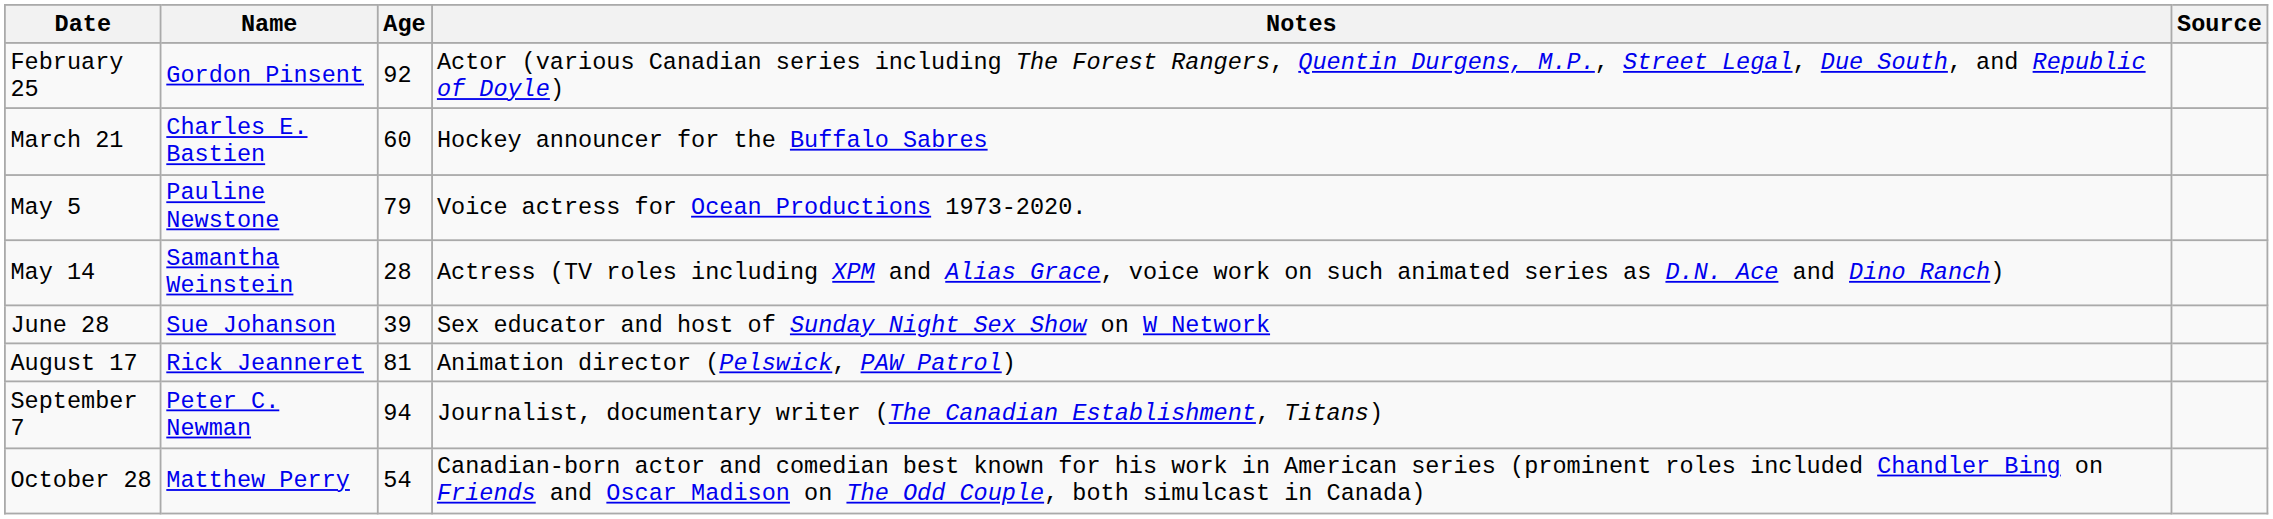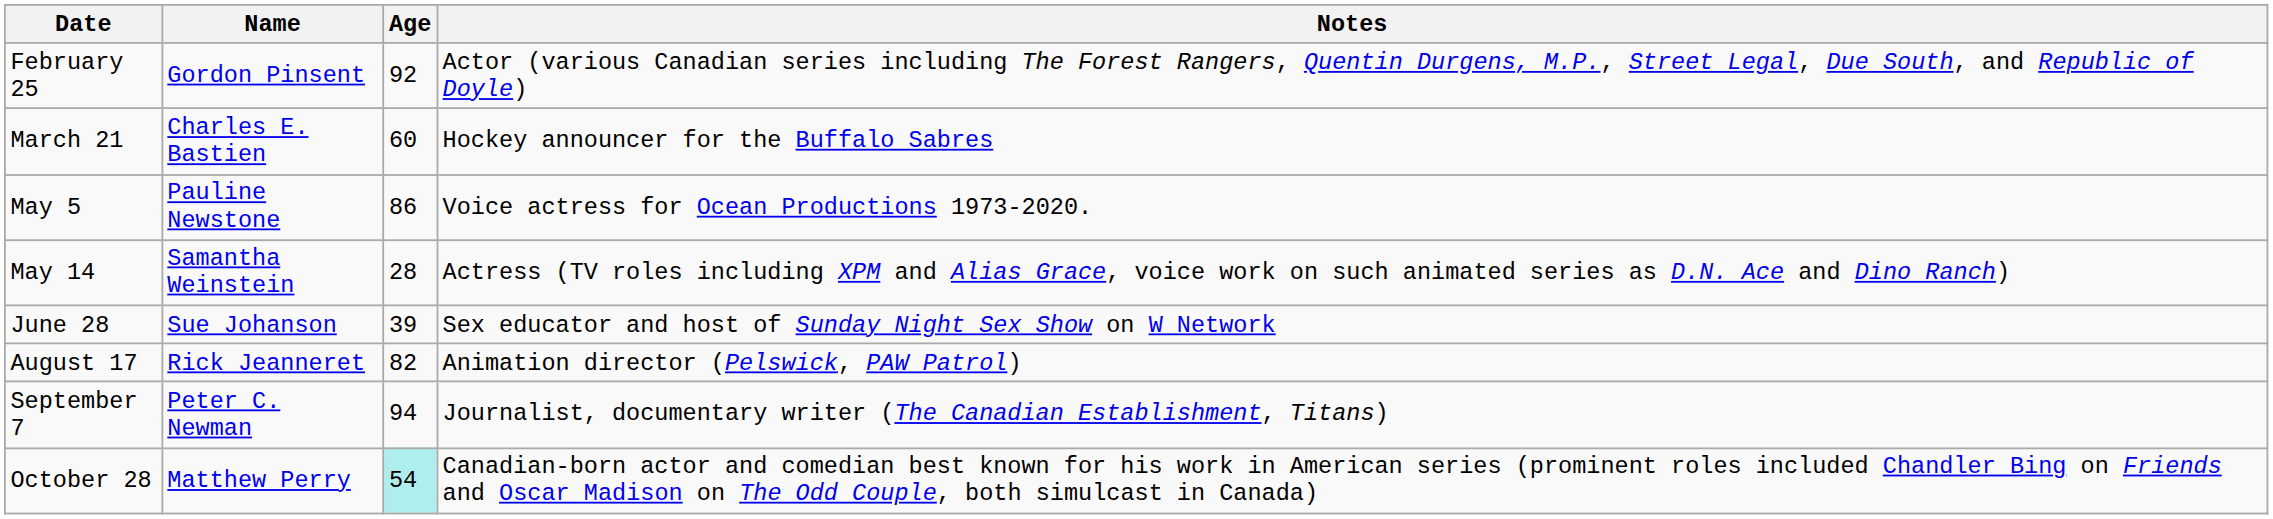- column: (2219, 24)
(397, 207) 79 -> (403, 207) 86
(397, 363) 81 -> (403, 363) 82
(397, 480) no background -> (403, 480) paleturquoise background
